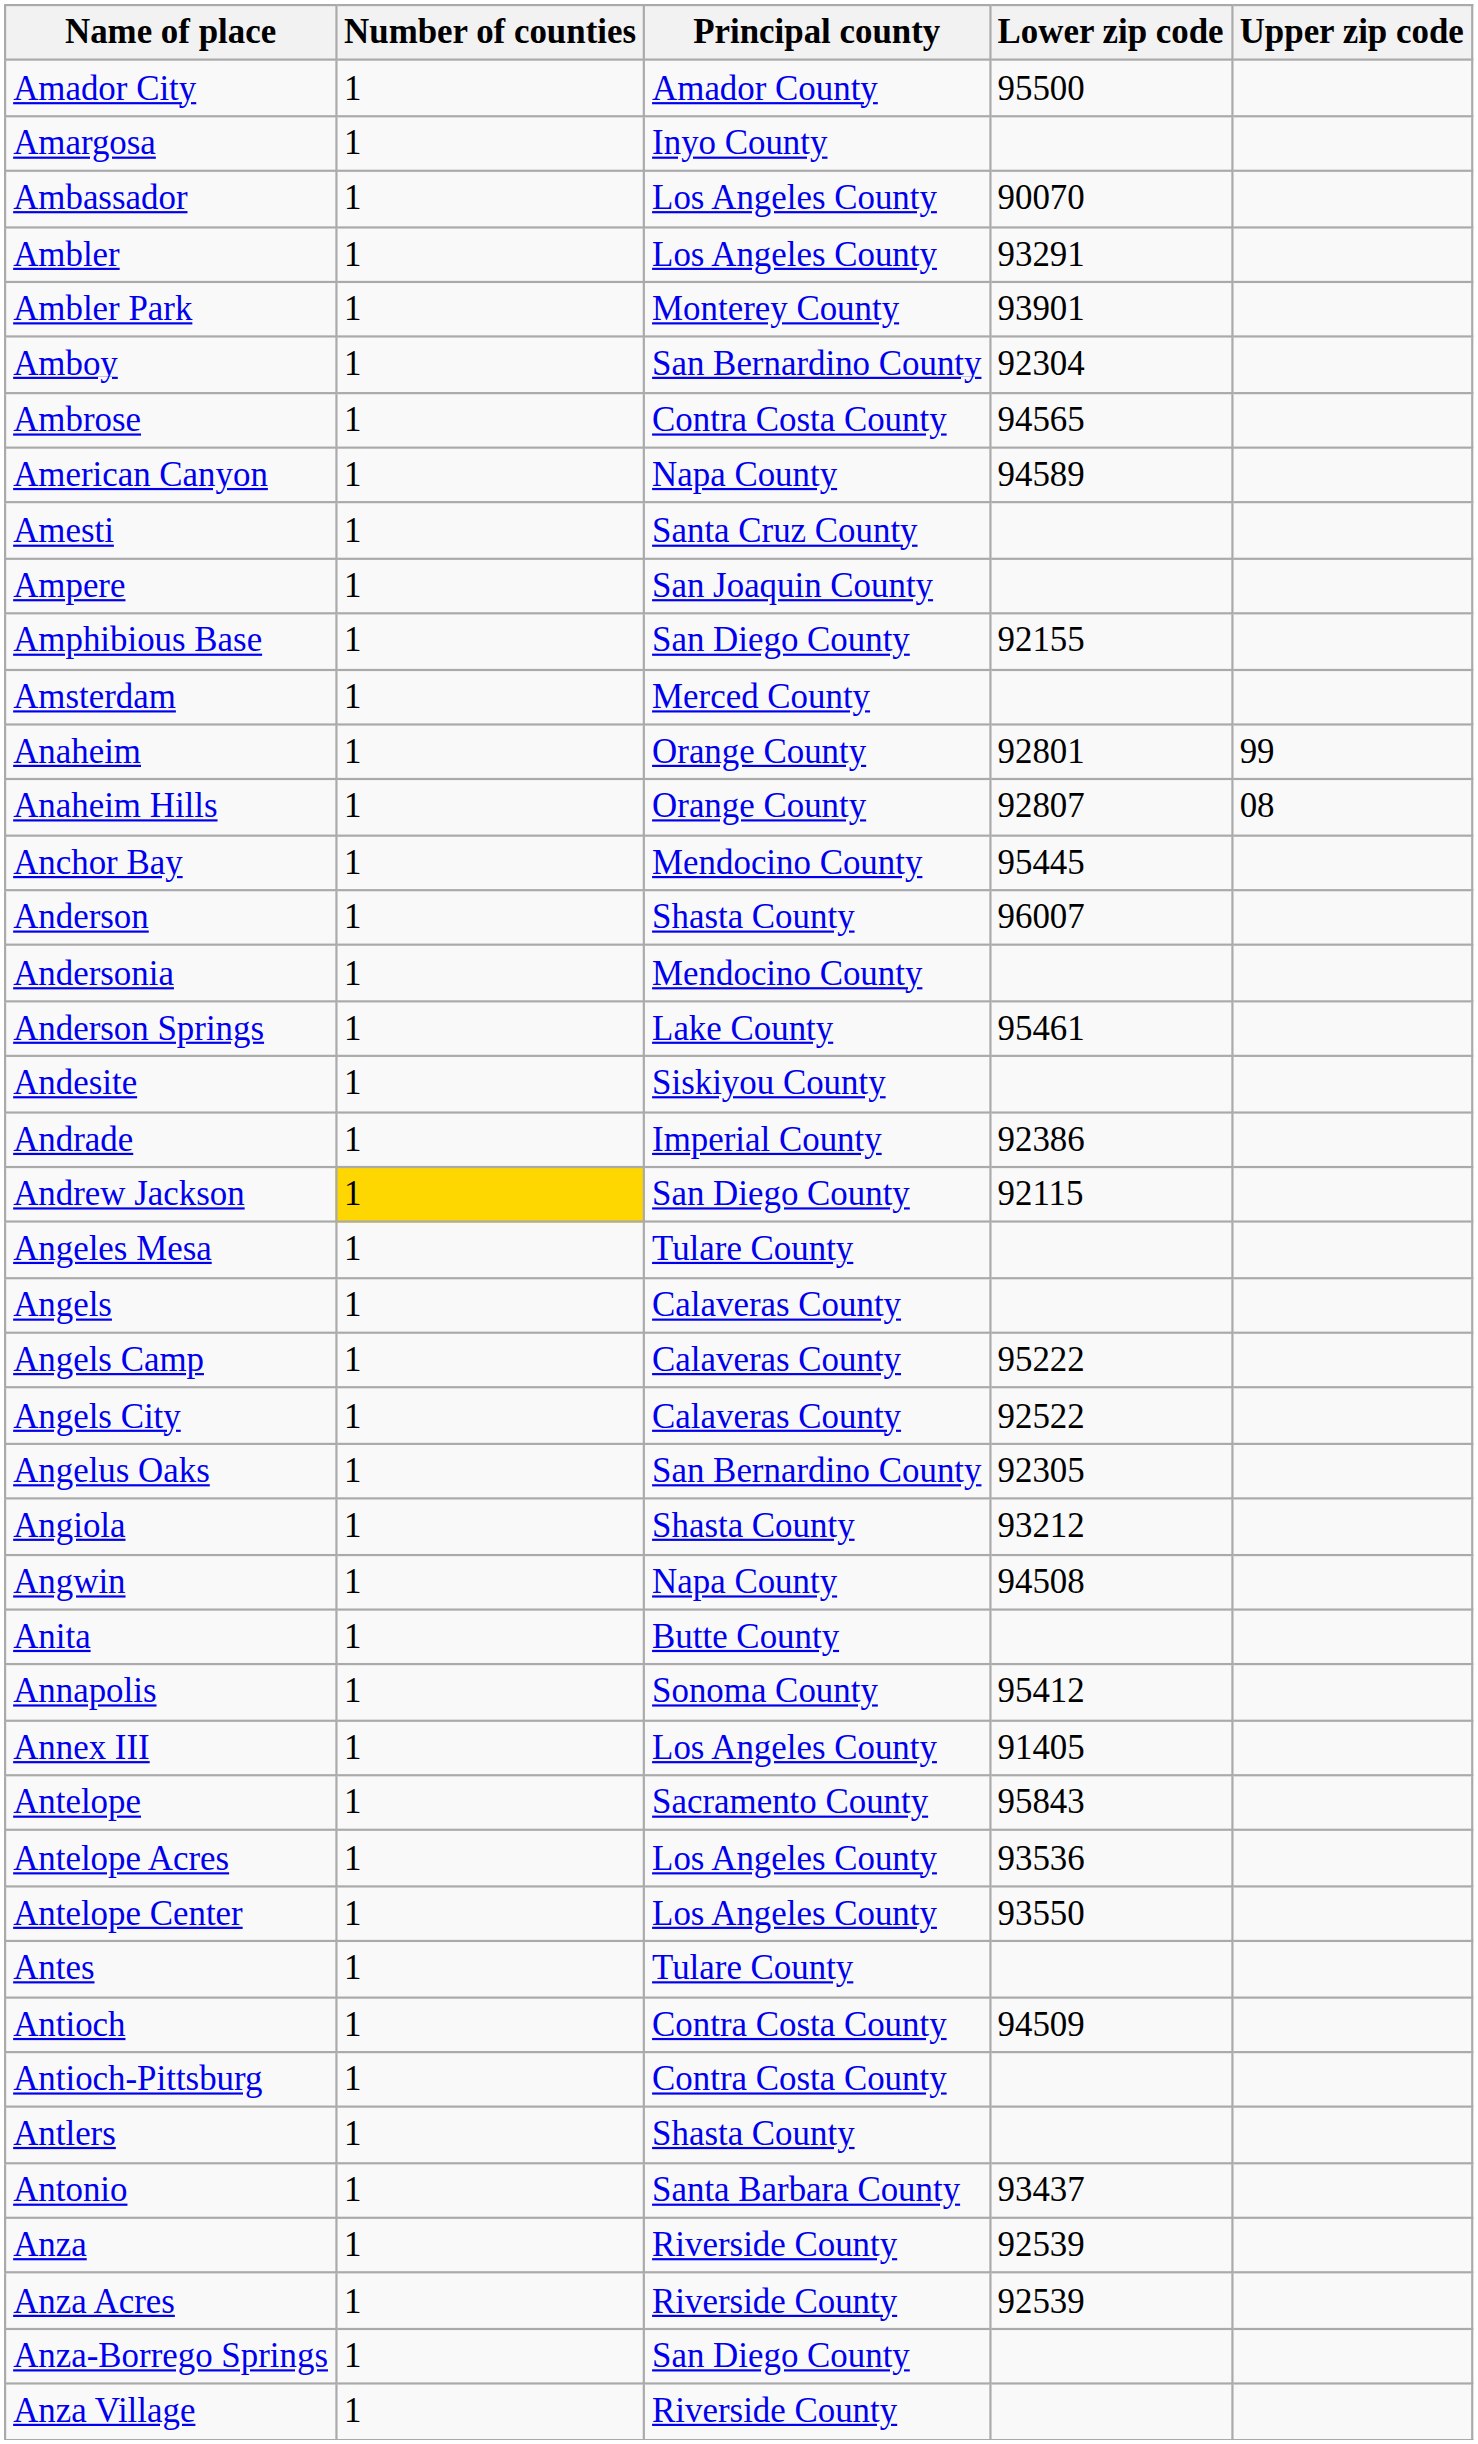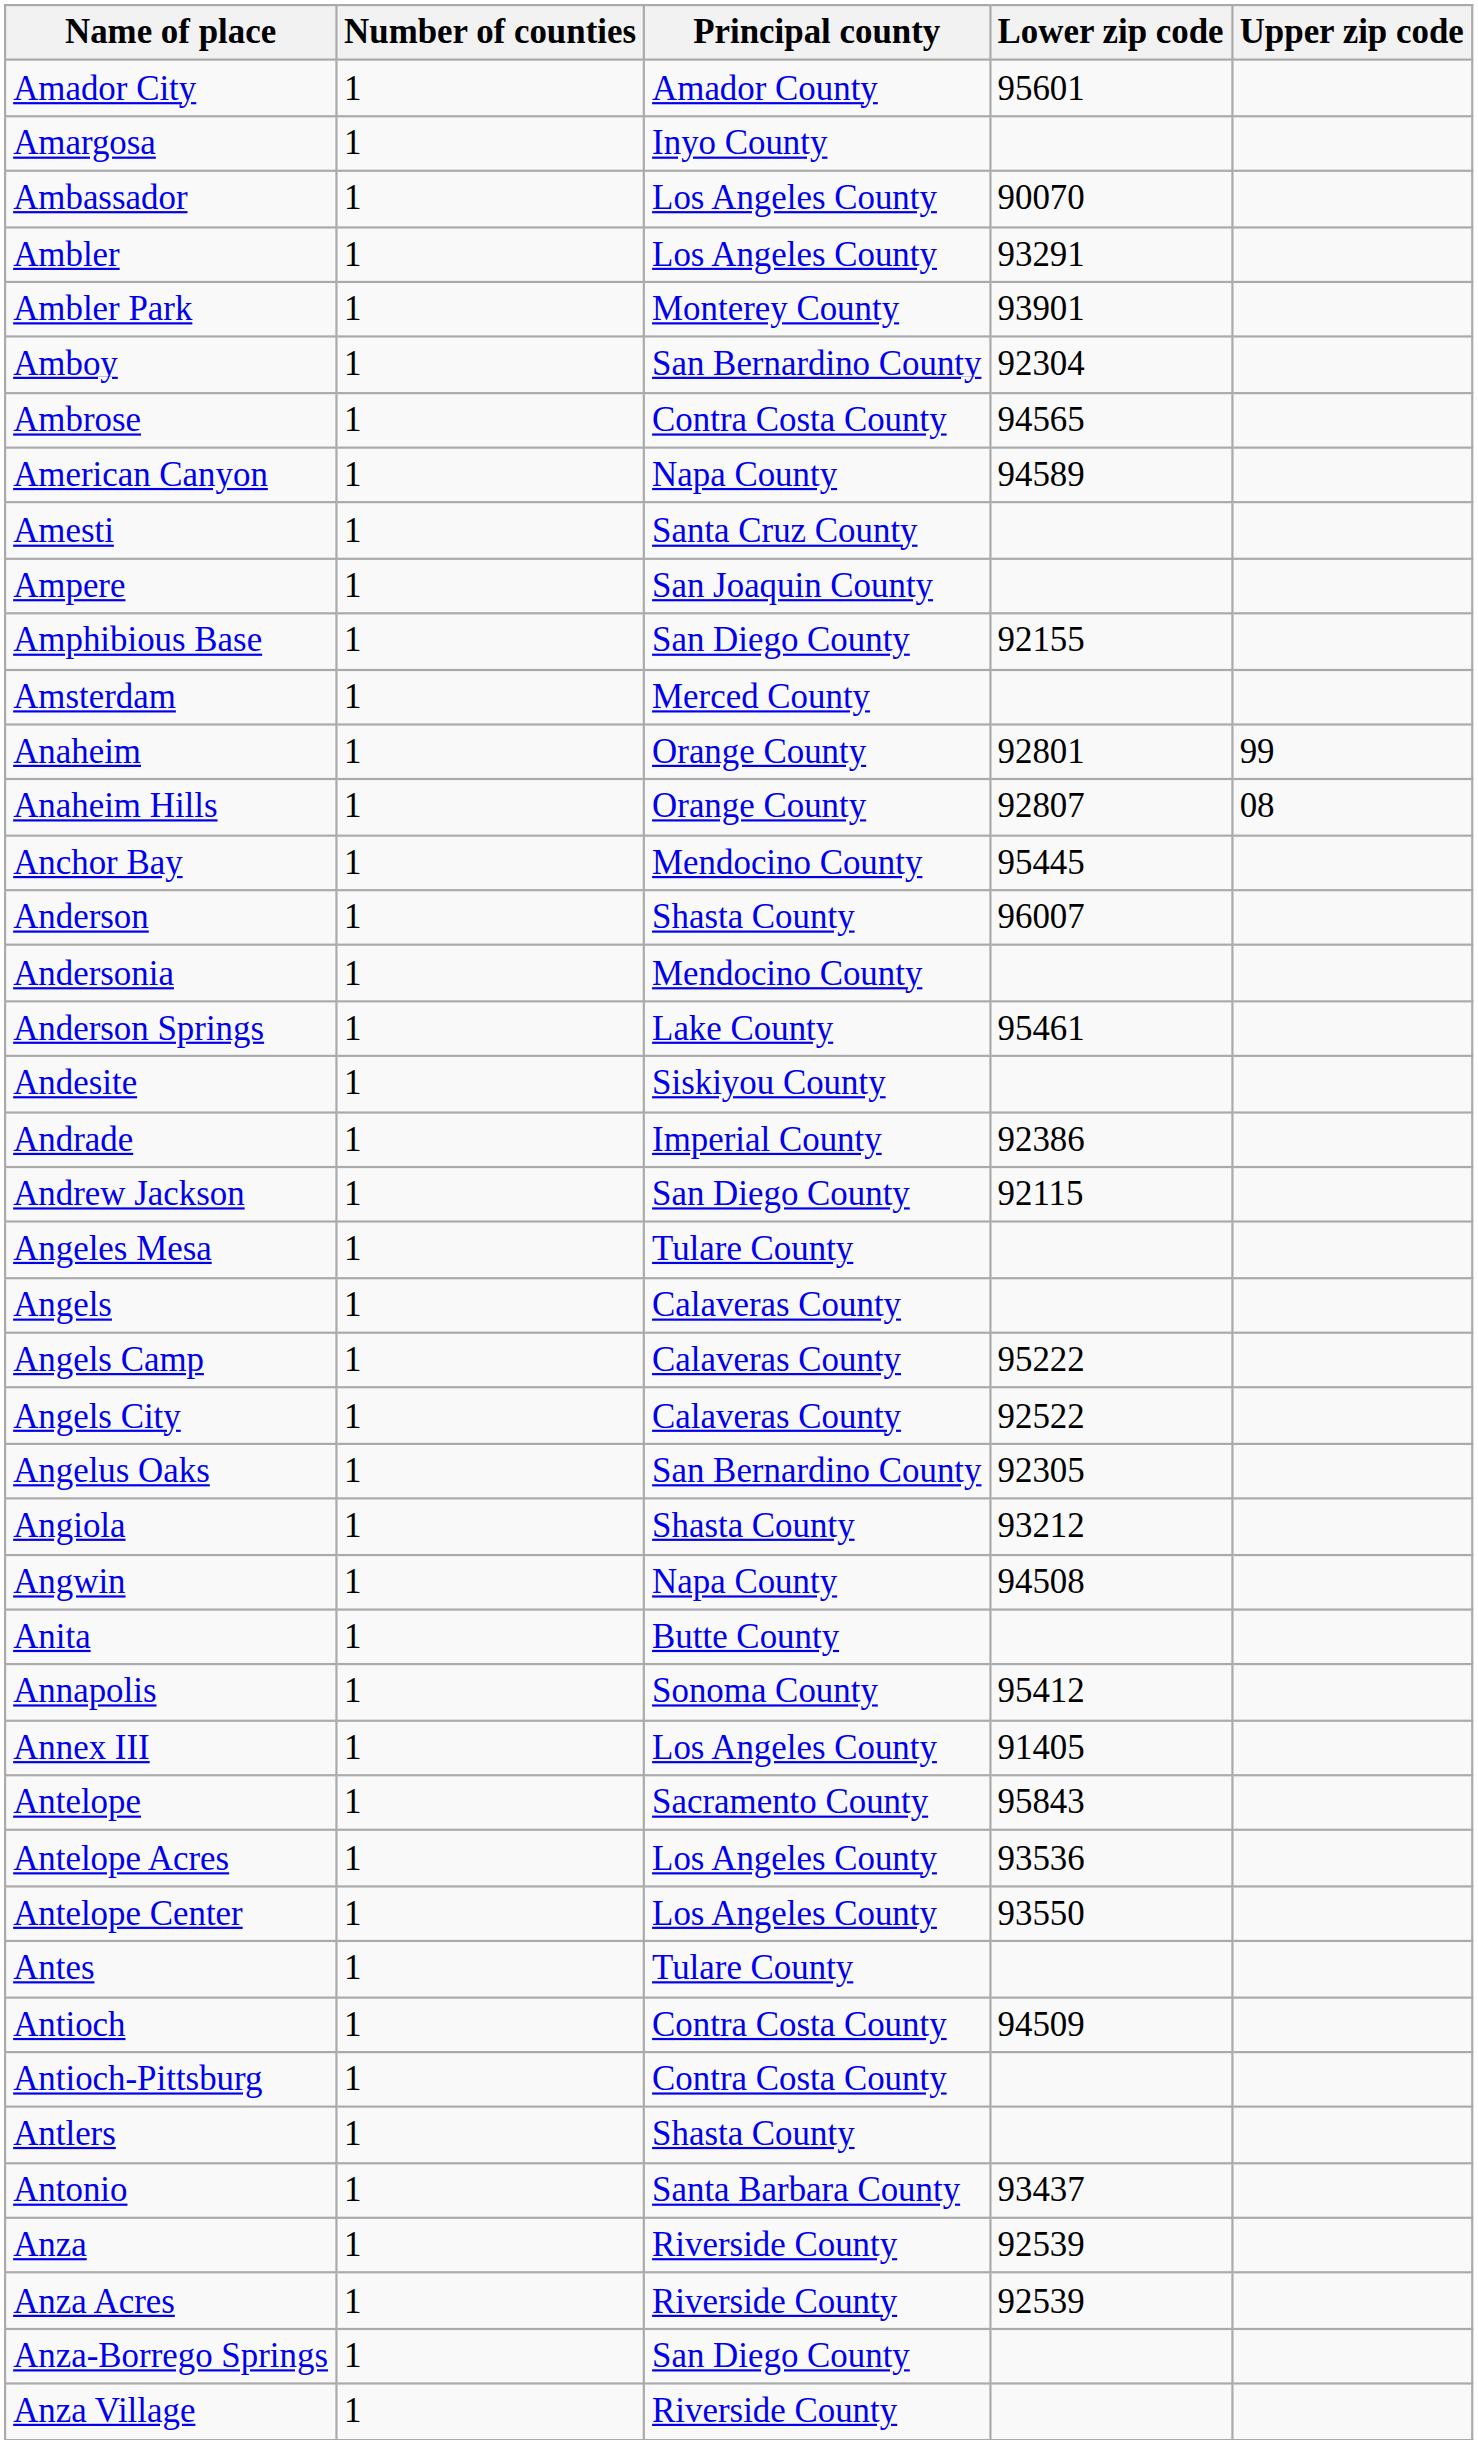(1041, 87) 95500 -> (1041, 87) 95601
(353, 1193) gold background -> (353, 1193) no background
